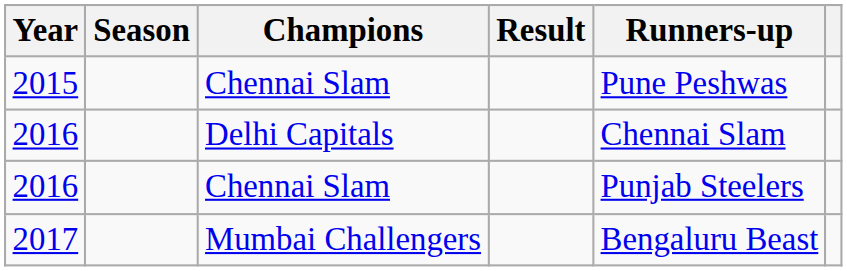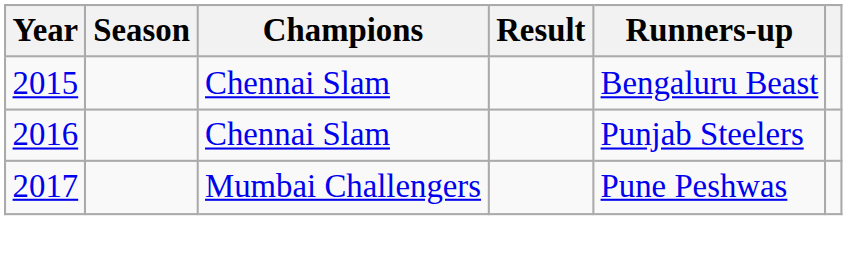(694, 82) Pune Peshwas -> (709, 82) Bengaluru Beast
- row: (45, 134)
(709, 238) Bengaluru Beast -> (694, 186) Pune Peshwas
